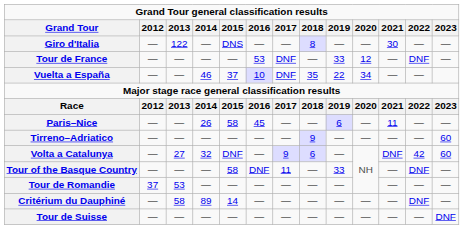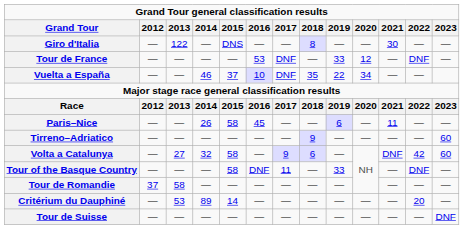(233, 153) DNF -> (233, 153) 58
(179, 185) 53 -> (179, 185) 58
(179, 201) 58 -> (179, 201) 53
(419, 201) DNF -> (419, 201) 20
